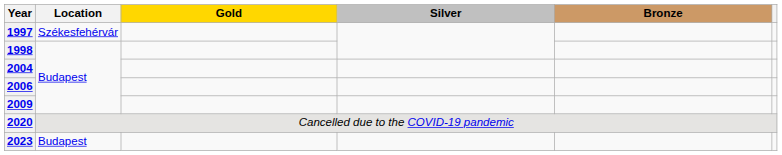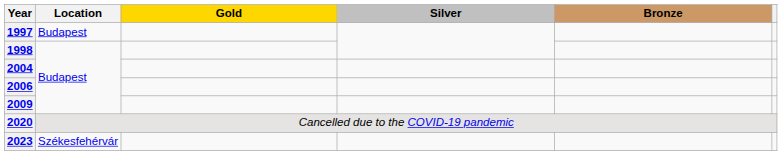(78, 31) Székesfehérvár -> (62, 31) Budapest
(62, 141) Budapest -> (78, 141) Székesfehérvár
